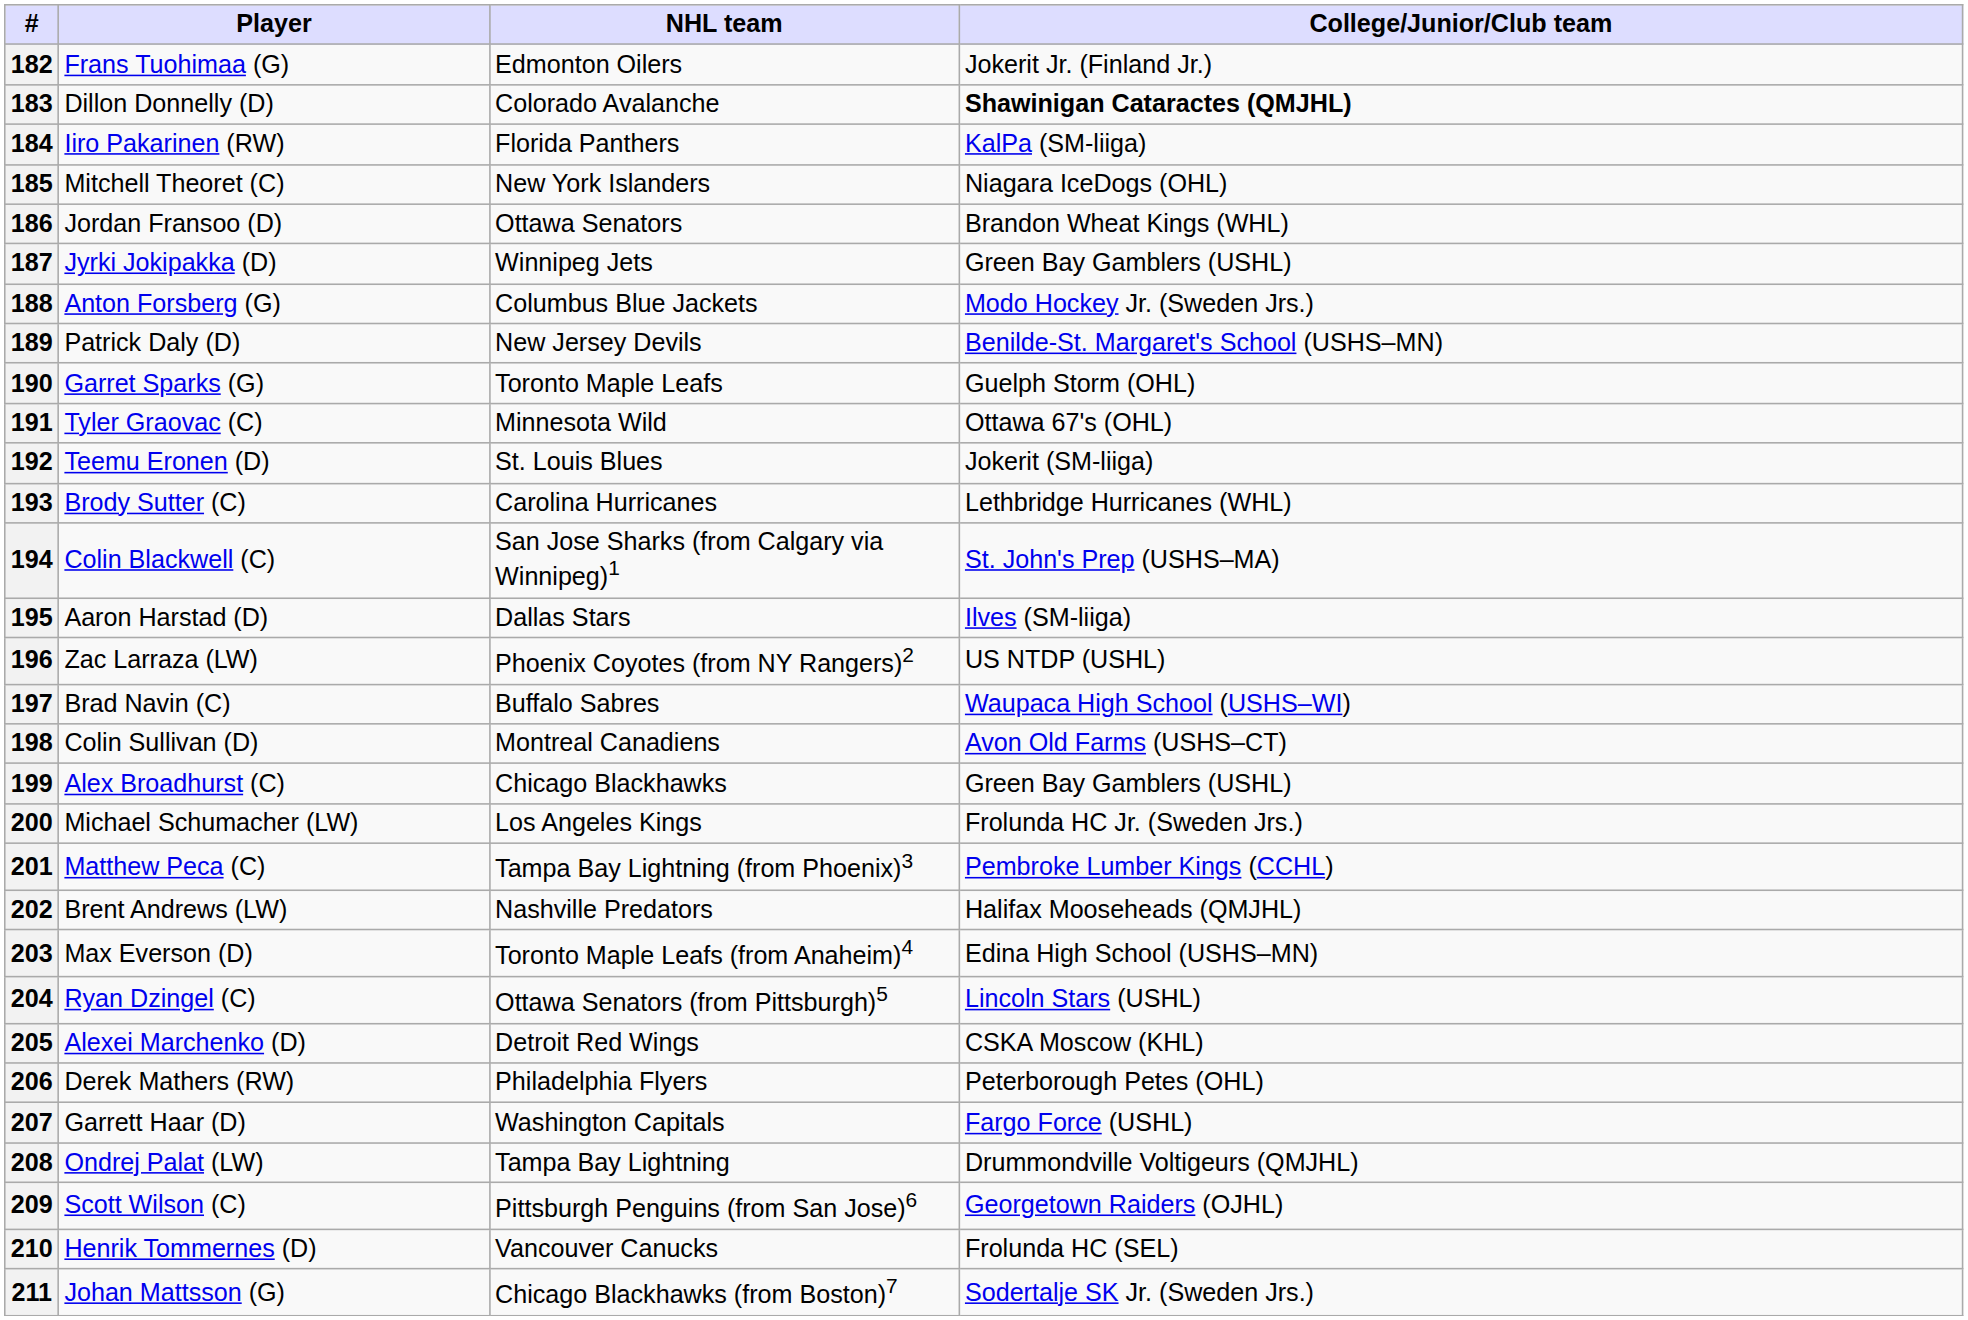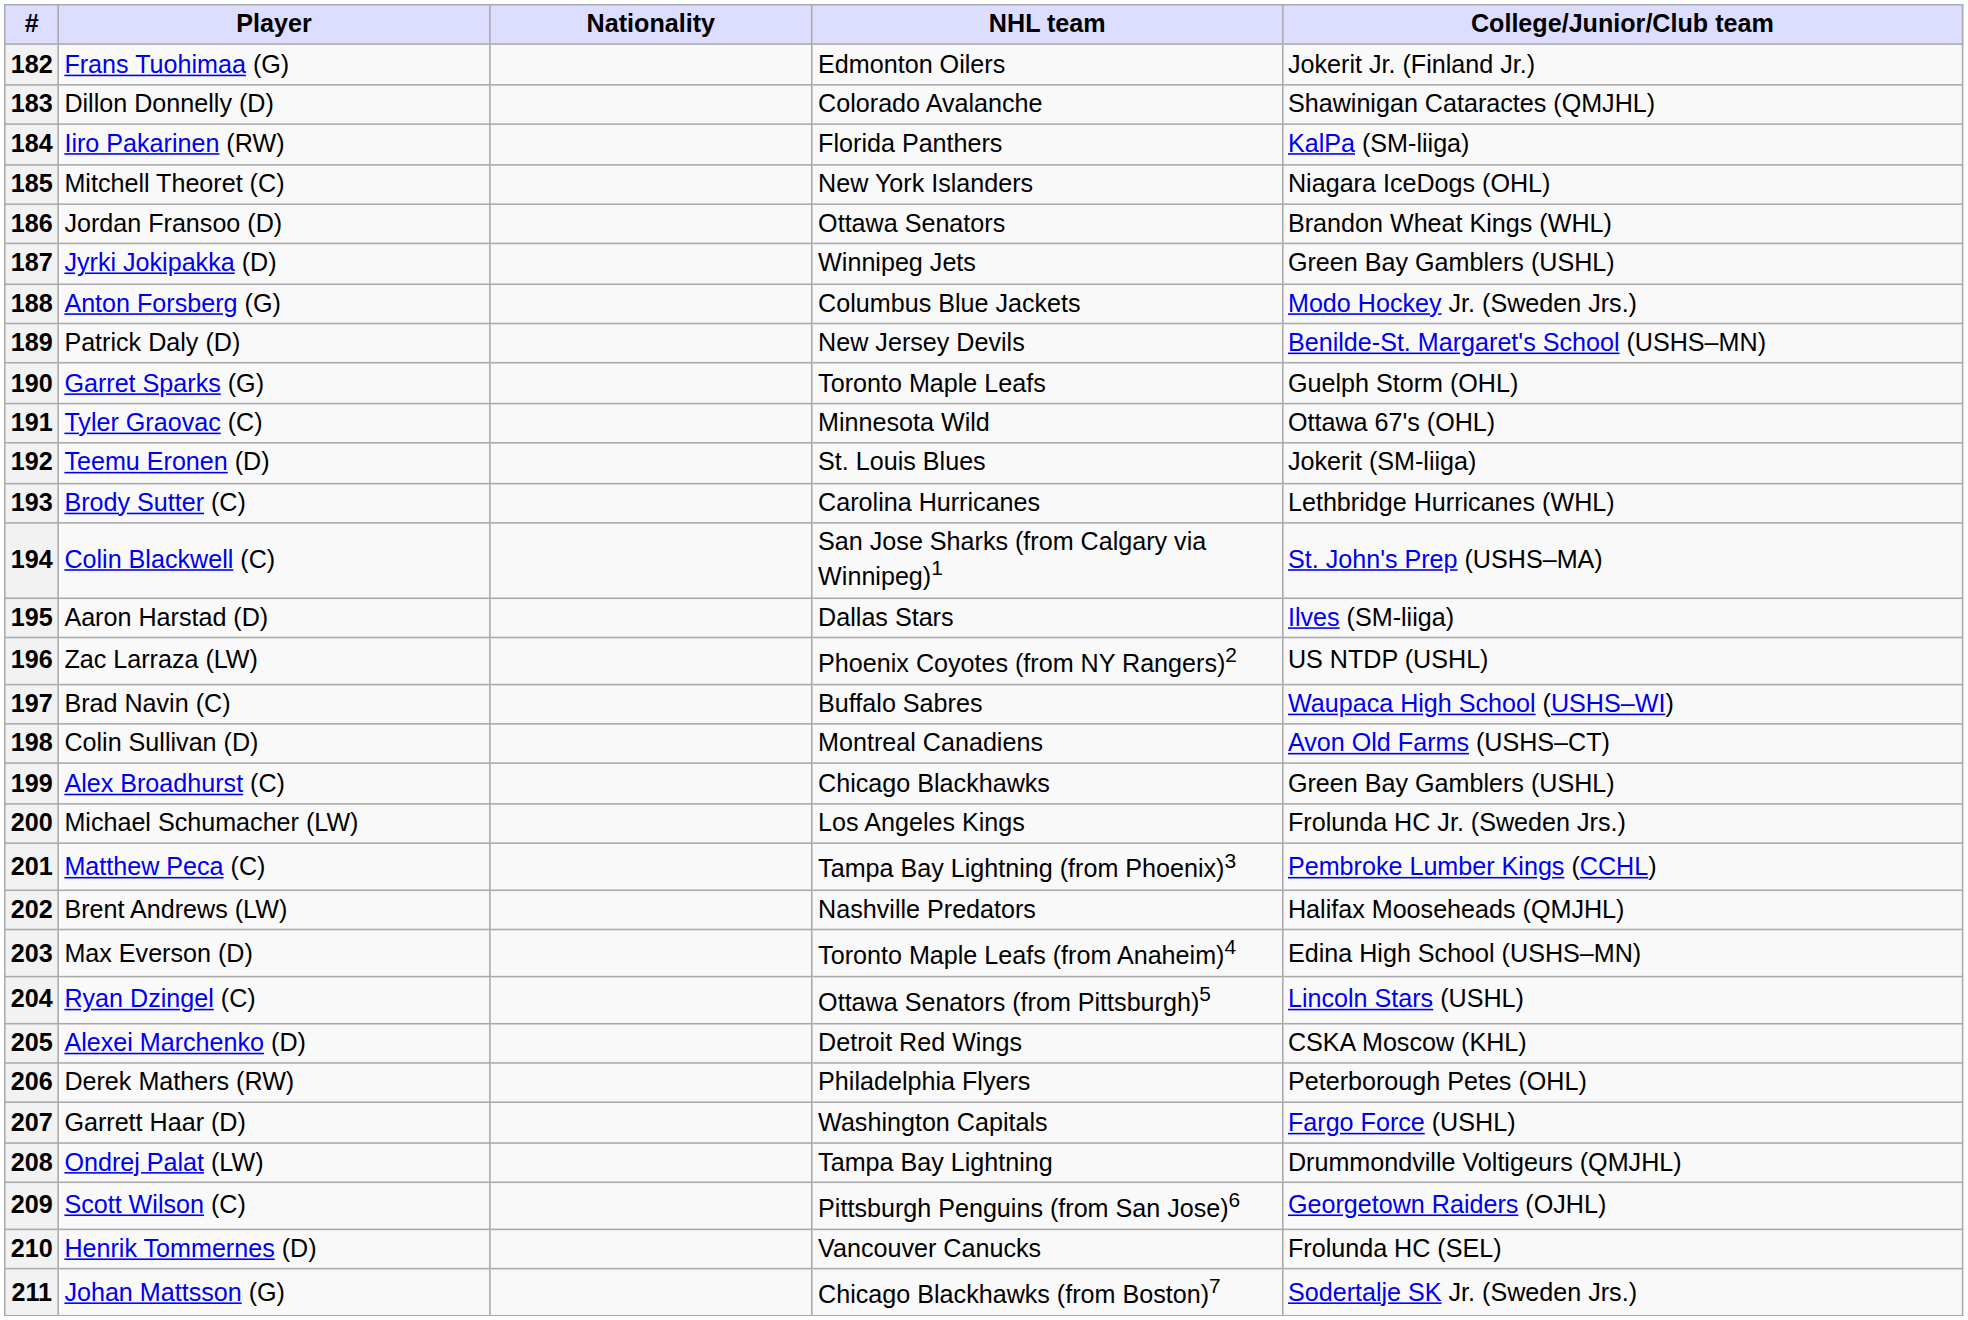+ column: (651, 24)
(1158, 104) bold -> (1472, 104) normal
